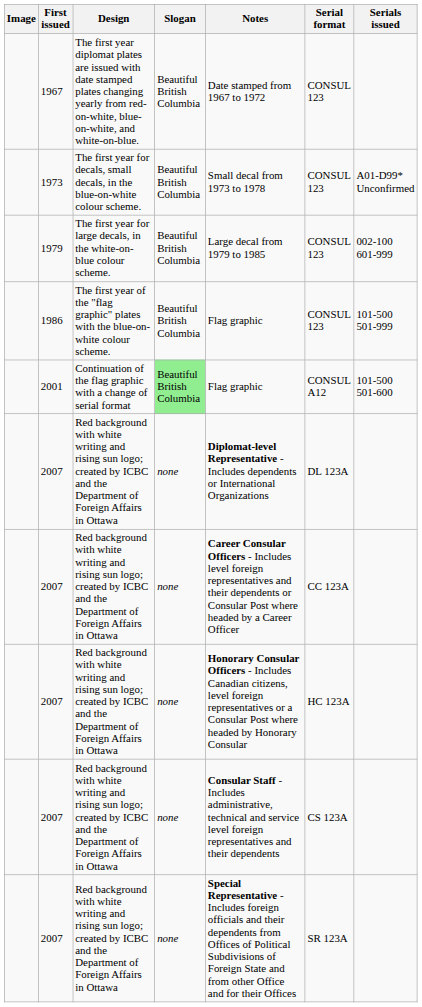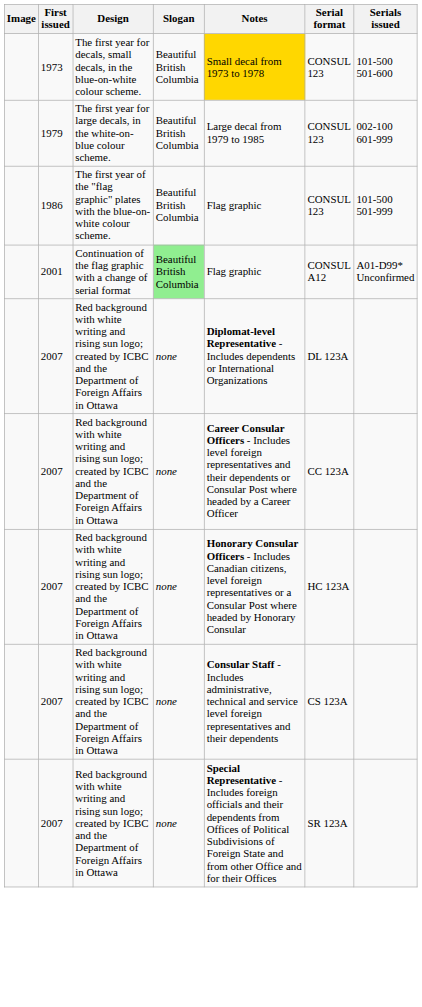- row: (52, 91)
(245, 182) no background -> (244, 67) gold background
(385, 182) A01-D99* Unconfirmed -> (375, 67) 101-500 501-600
(375, 387) 101-500 501-600 -> (385, 271) A01-D99* Unconfirmed
